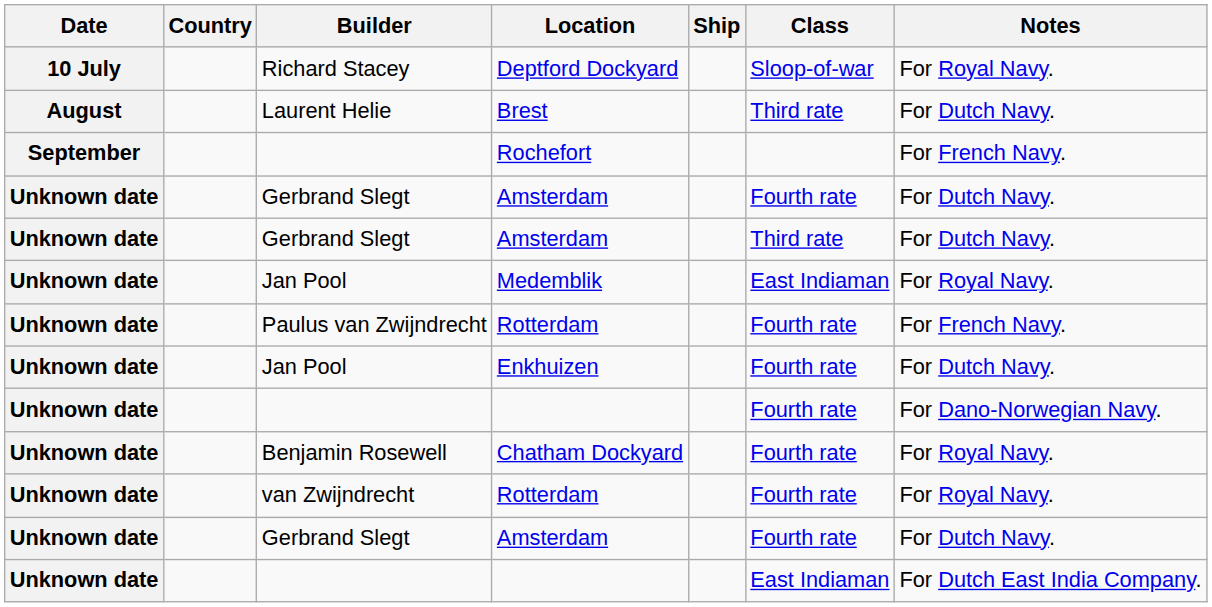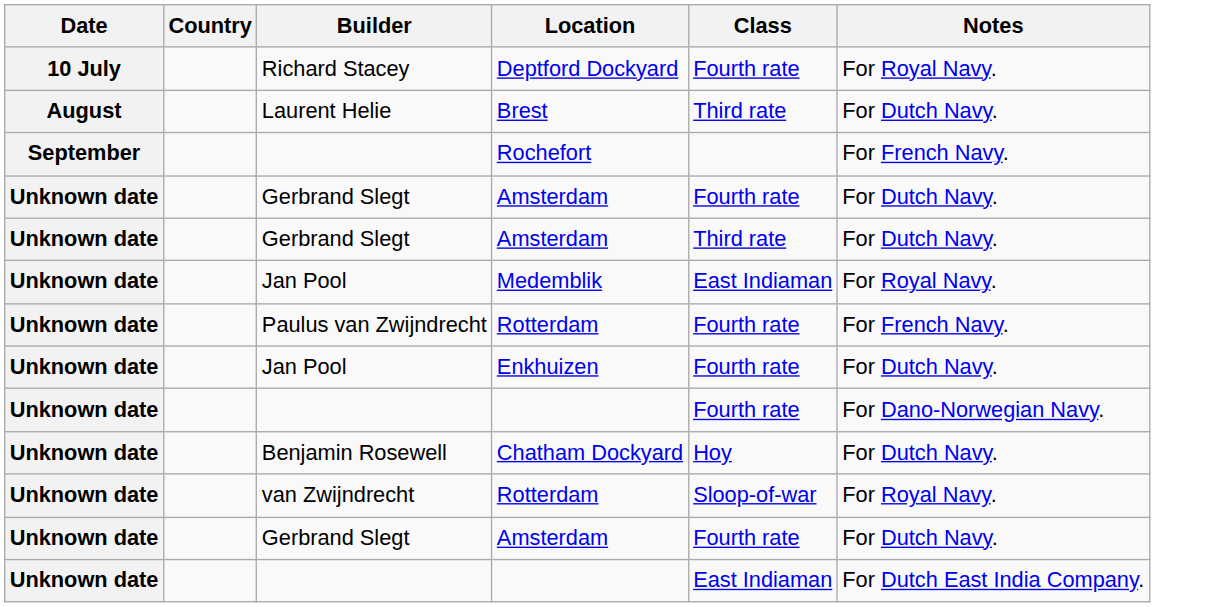- column: (717, 25)
(812, 68) Sloop-of-war -> (746, 68) Fourth rate
(804, 452) Fourth rate -> (713, 452) Hoy
(977, 452) For Royal Navy. -> (920, 452) For Dutch Navy.
(804, 495) Fourth rate -> (755, 495) Sloop-of-war
